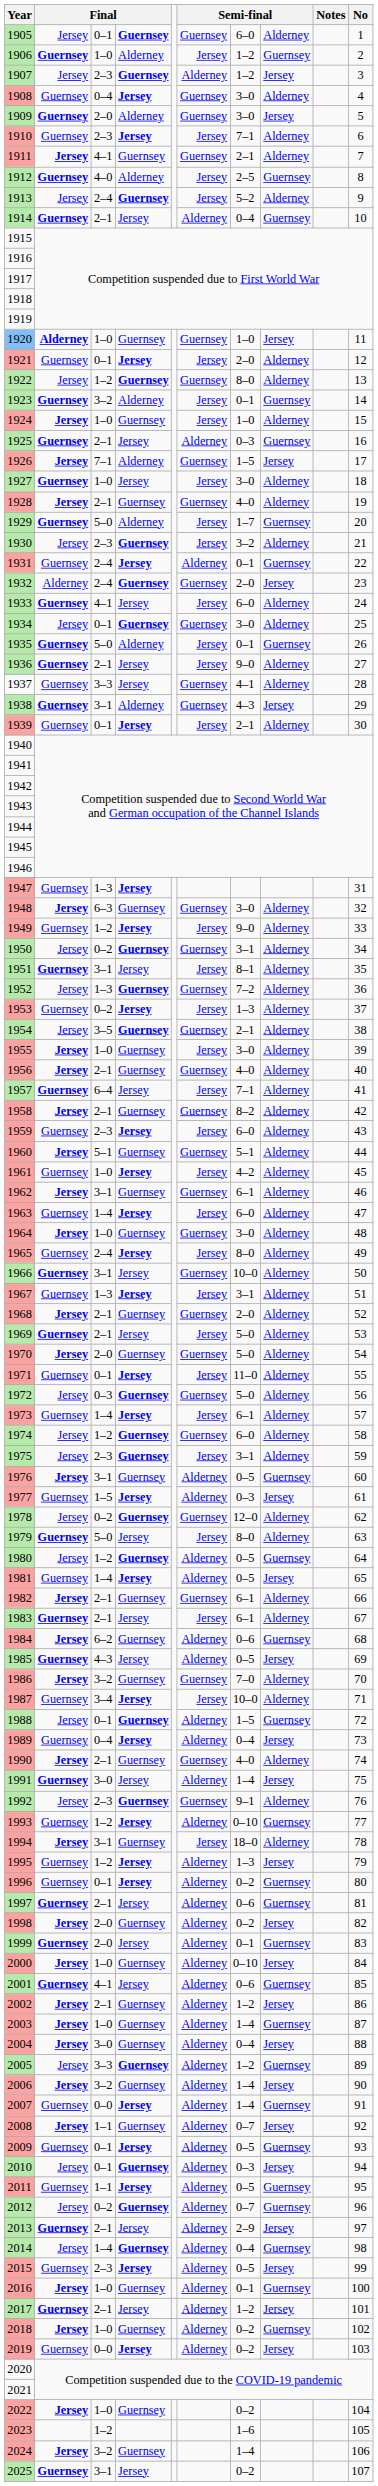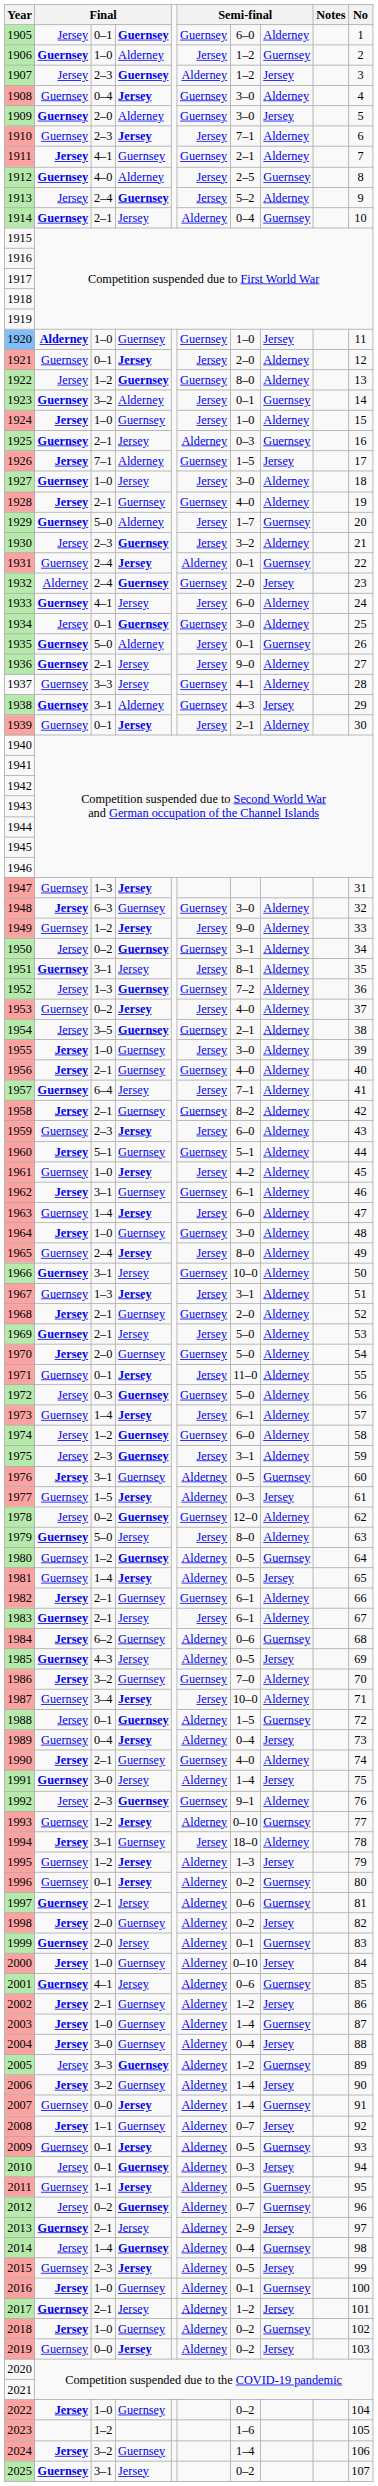(245, 1009) 1–3 -> (245, 1009) 4–0
(73, 1557) Jersey -> (65, 1557) Guernsey
